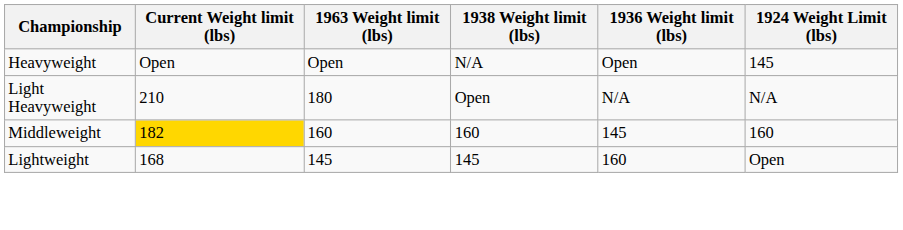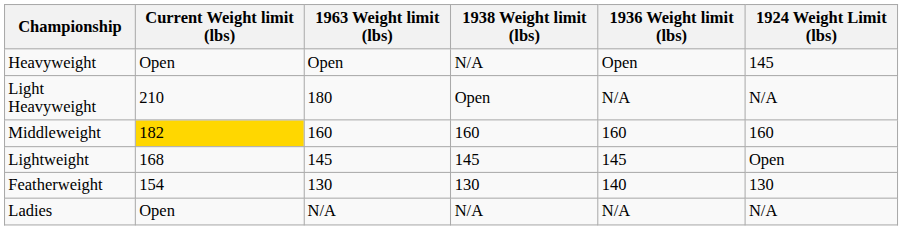(614, 133) 145 -> (614, 133) 160
(614, 159) 160 -> (614, 159) 145
+ row: (55, 185)
+ row: (30, 211)
